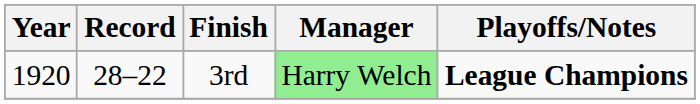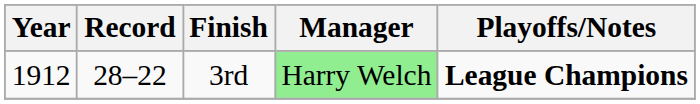(41, 74) 1920 -> (41, 74) 1912
